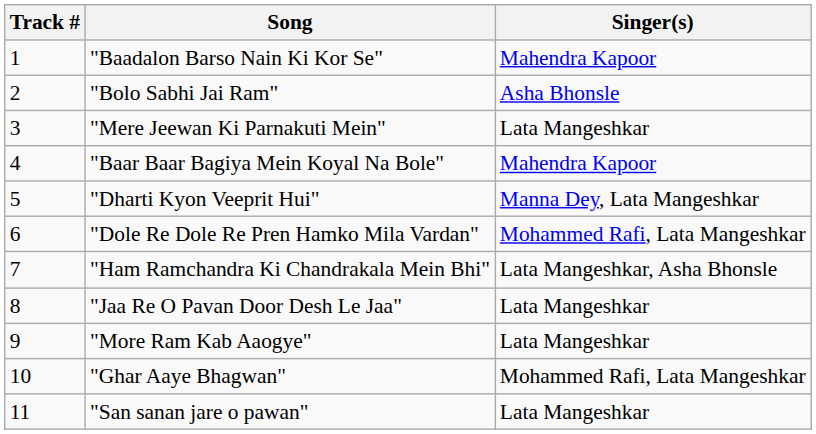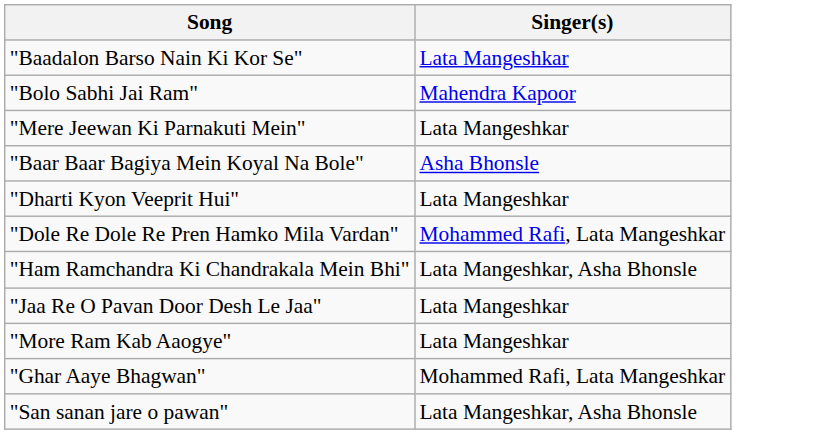- column: (45, 22)
(578, 57) Mahendra Kapoor -> (494, 57) Lata Mangeshkar
(560, 93) Asha Bhonsle -> (498, 93) Mahendra Kapoor
(578, 163) Mahendra Kapoor -> (479, 163) Asha Bhonsle
(629, 199) Manna Dey, Lata Mangeshkar -> (494, 199) Lata Mangeshkar
(574, 411) Lata Mangeshkar -> (558, 411) Lata Mangeshkar, Asha Bhonsle
